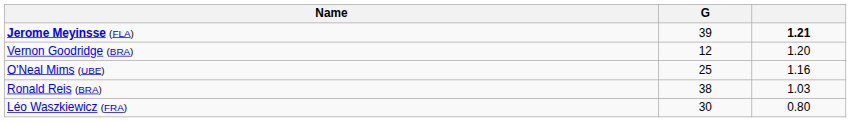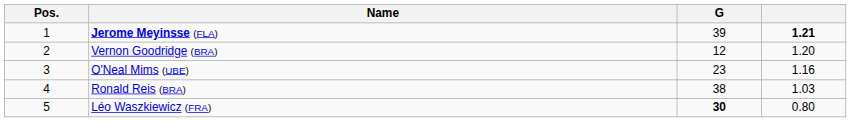+ column: (46, 13)
(705, 70) 25 -> (719, 70) 23
(705, 107) normal -> (719, 107) bold
